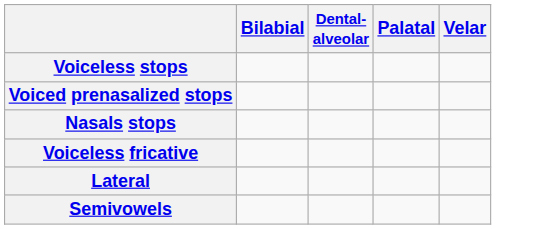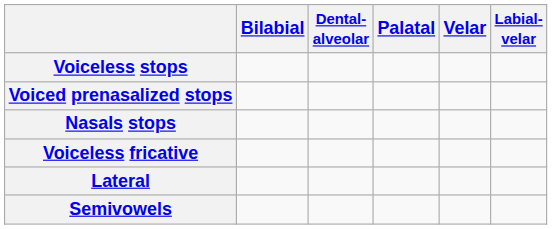+ column: (519, 29)
